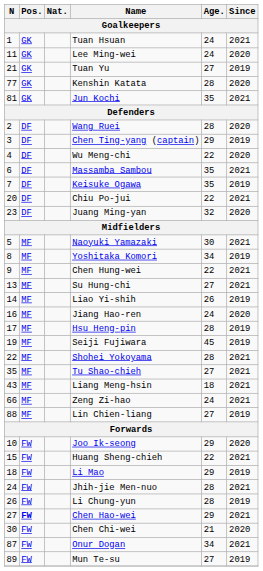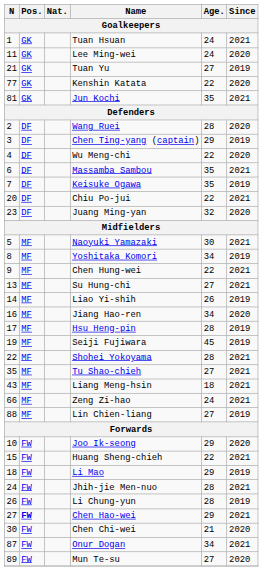(209, 84) 28 -> (209, 84) 22
(209, 314) 24 -> (209, 314) 34
(240, 559) 2019 -> (240, 559) 2020
